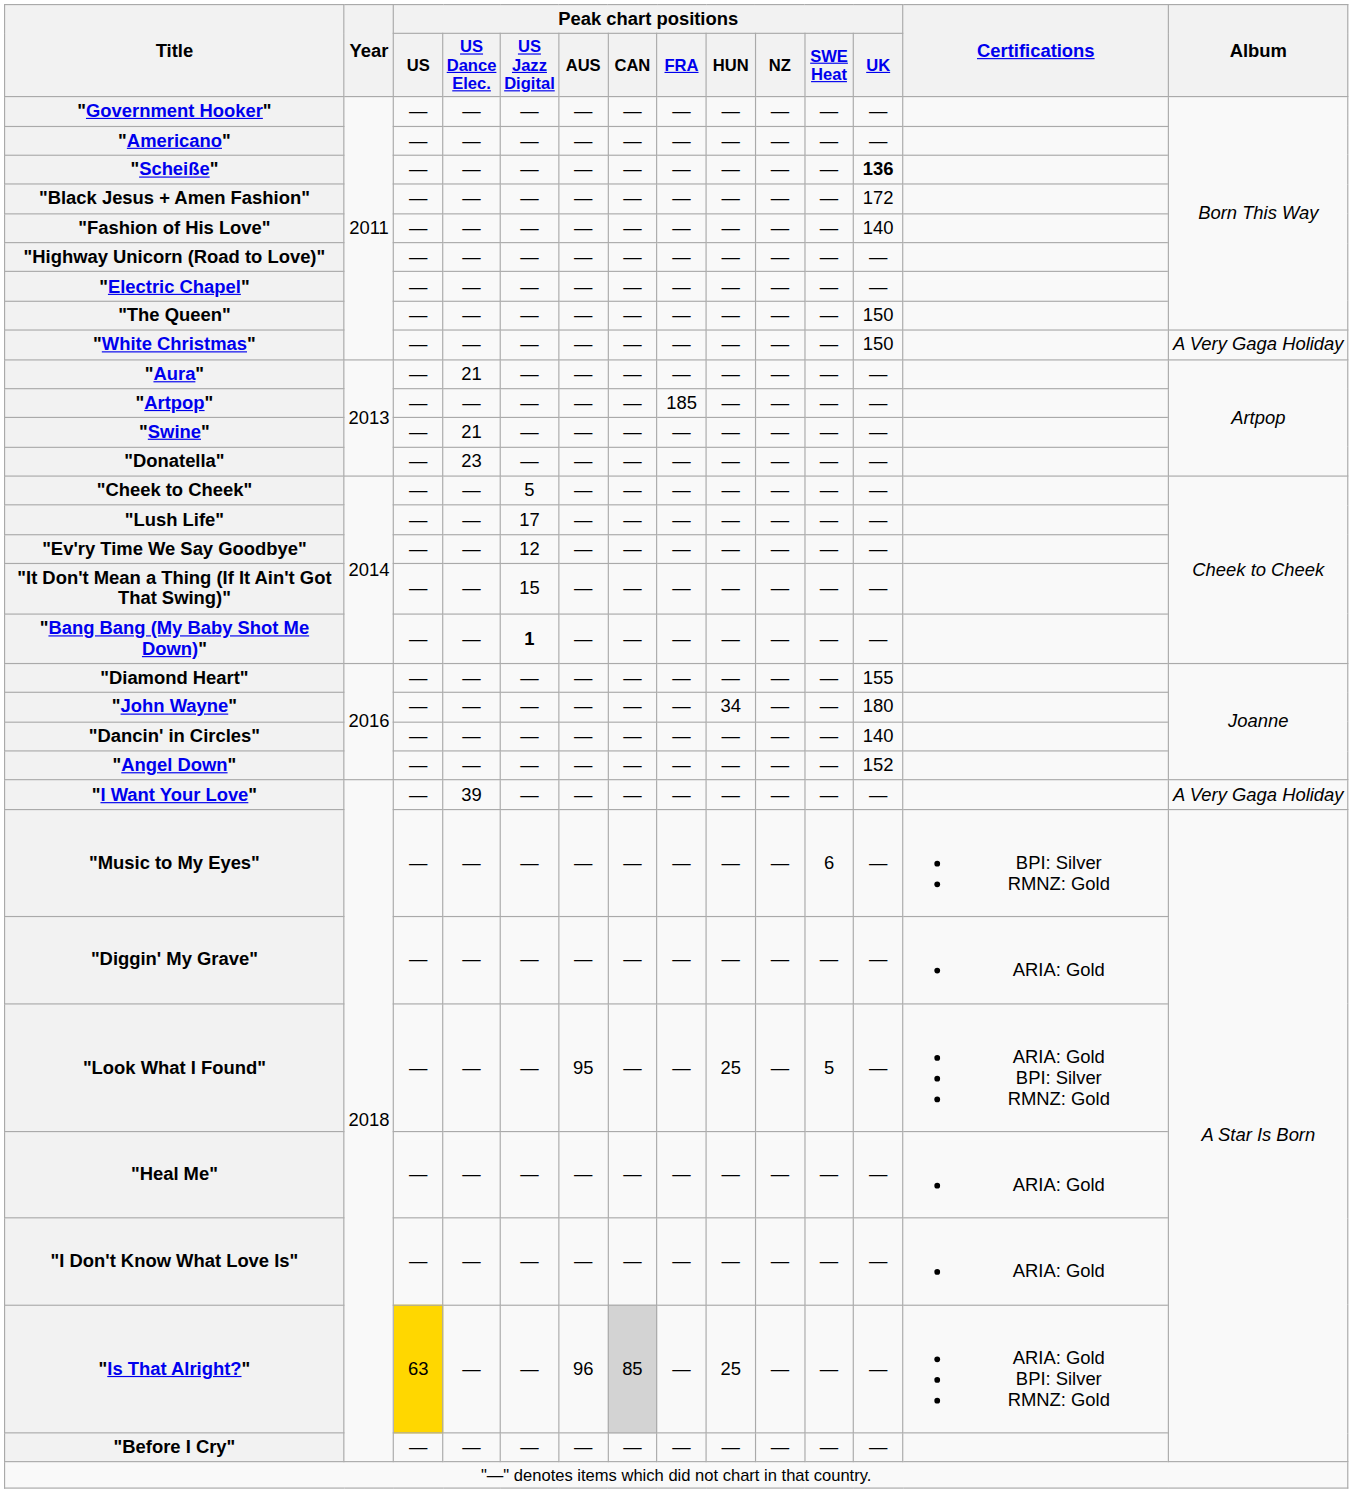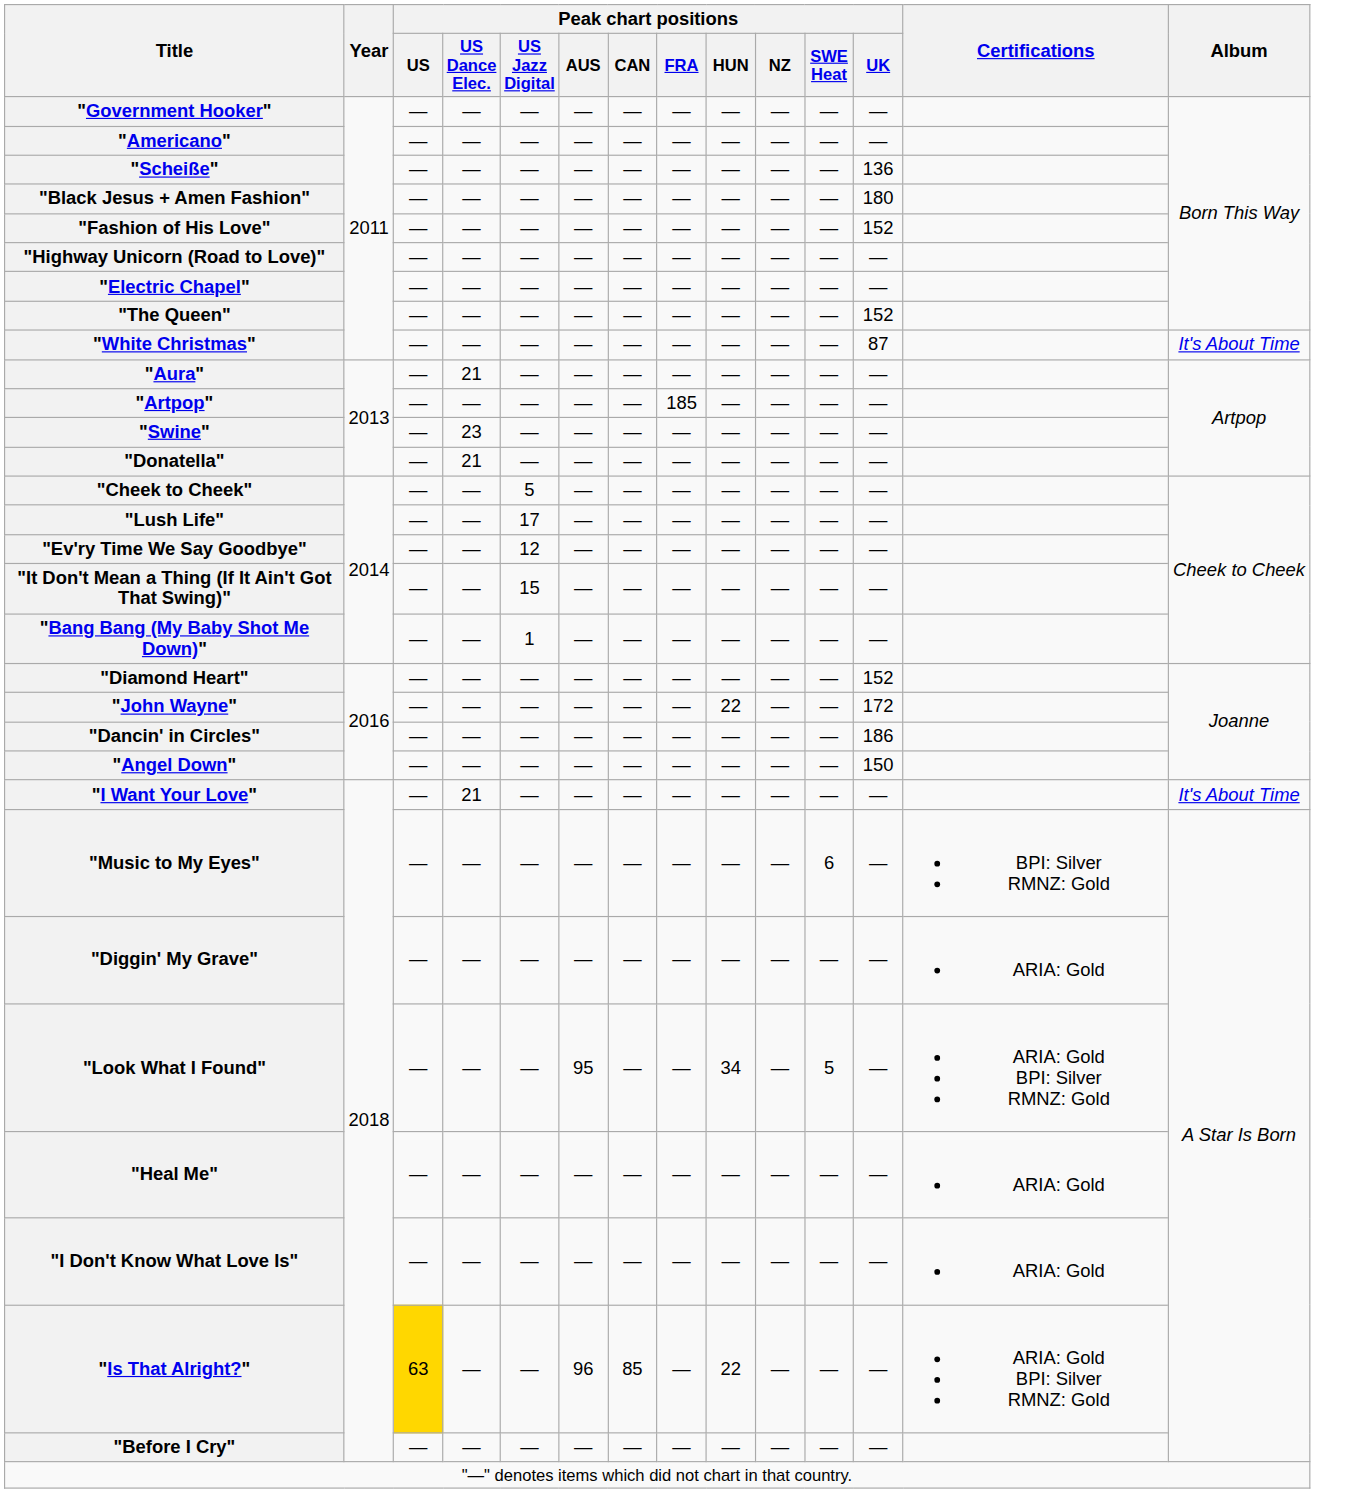(878, 169) bold -> (878, 169) normal
(878, 198) 172 -> (878, 198) 180
(878, 227) 140 -> (878, 227) 152
(878, 315) 150 -> (878, 315) 152
(878, 344) 150 -> (878, 344) 87
(1258, 344) A Very Gaga Holiday -> (1239, 344) It's About Time
(472, 432) 21 -> (472, 432) 23
(472, 461) 23 -> (472, 461) 21
(529, 638) bold -> (529, 638) normal
(878, 677) 155 -> (878, 677) 152
(731, 707) 34 -> (731, 707) 22
(878, 707) 180 -> (878, 707) 172
(878, 736) 140 -> (878, 736) 186
(878, 765) 152 -> (878, 765) 150
(472, 794) 39 -> (472, 794) 21
(1258, 794) A Very Gaga Holiday -> (1239, 794) It's About Time
(731, 1067) 25 -> (731, 1067) 34
(632, 1368) lightgrey background -> (632, 1368) no background
(731, 1368) 25 -> (731, 1368) 22
